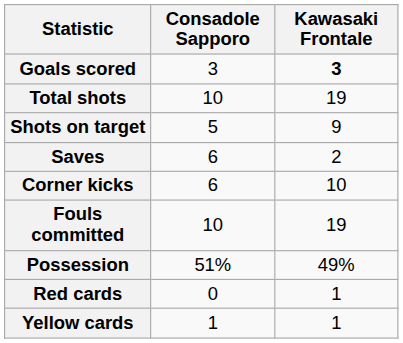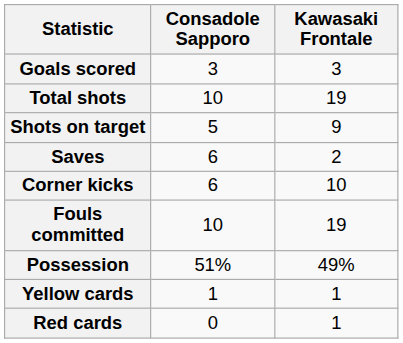(336, 68) bold -> (336, 68) normal
rows swapped: (78, 323) <-> (78, 293)
